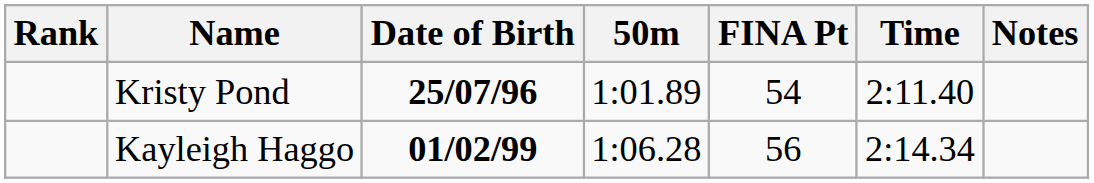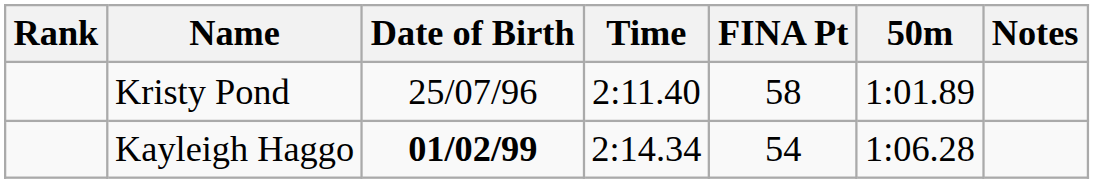columns swapped: (920, 33) <-> (646, 33)
(473, 90) bold -> (473, 90) normal
(783, 90) 54 -> (783, 90) 58
(783, 148) 56 -> (783, 148) 54
